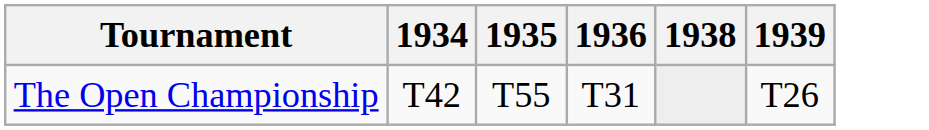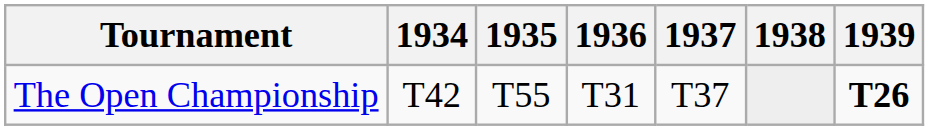+ column: (700, 34)
(790, 94) normal -> (879, 94) bold
